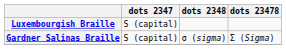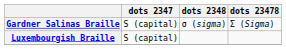rows swapped: (63, 38) <-> (63, 24)
